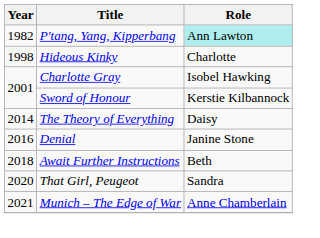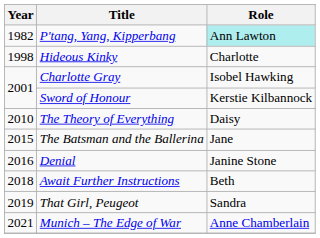(21, 118) 2014 -> (21, 118) 2010
+ row: (122, 139)
(21, 181) 2020 -> (21, 202) 2019
